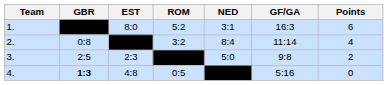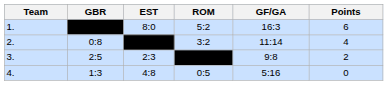- column: (228, 12)
(84, 73) bold -> (95, 73) normal
